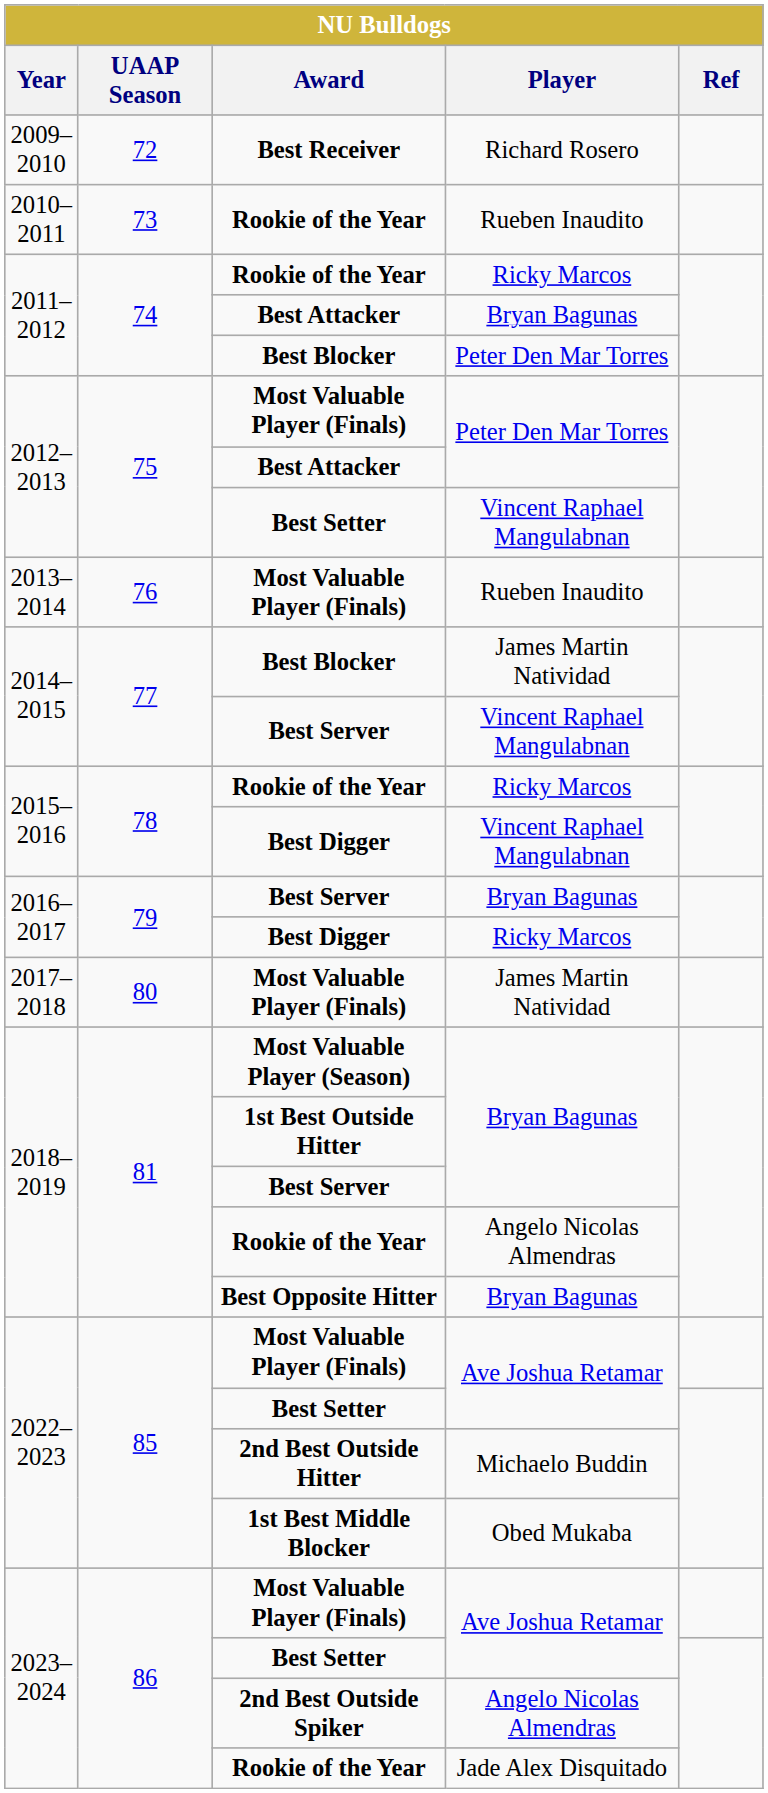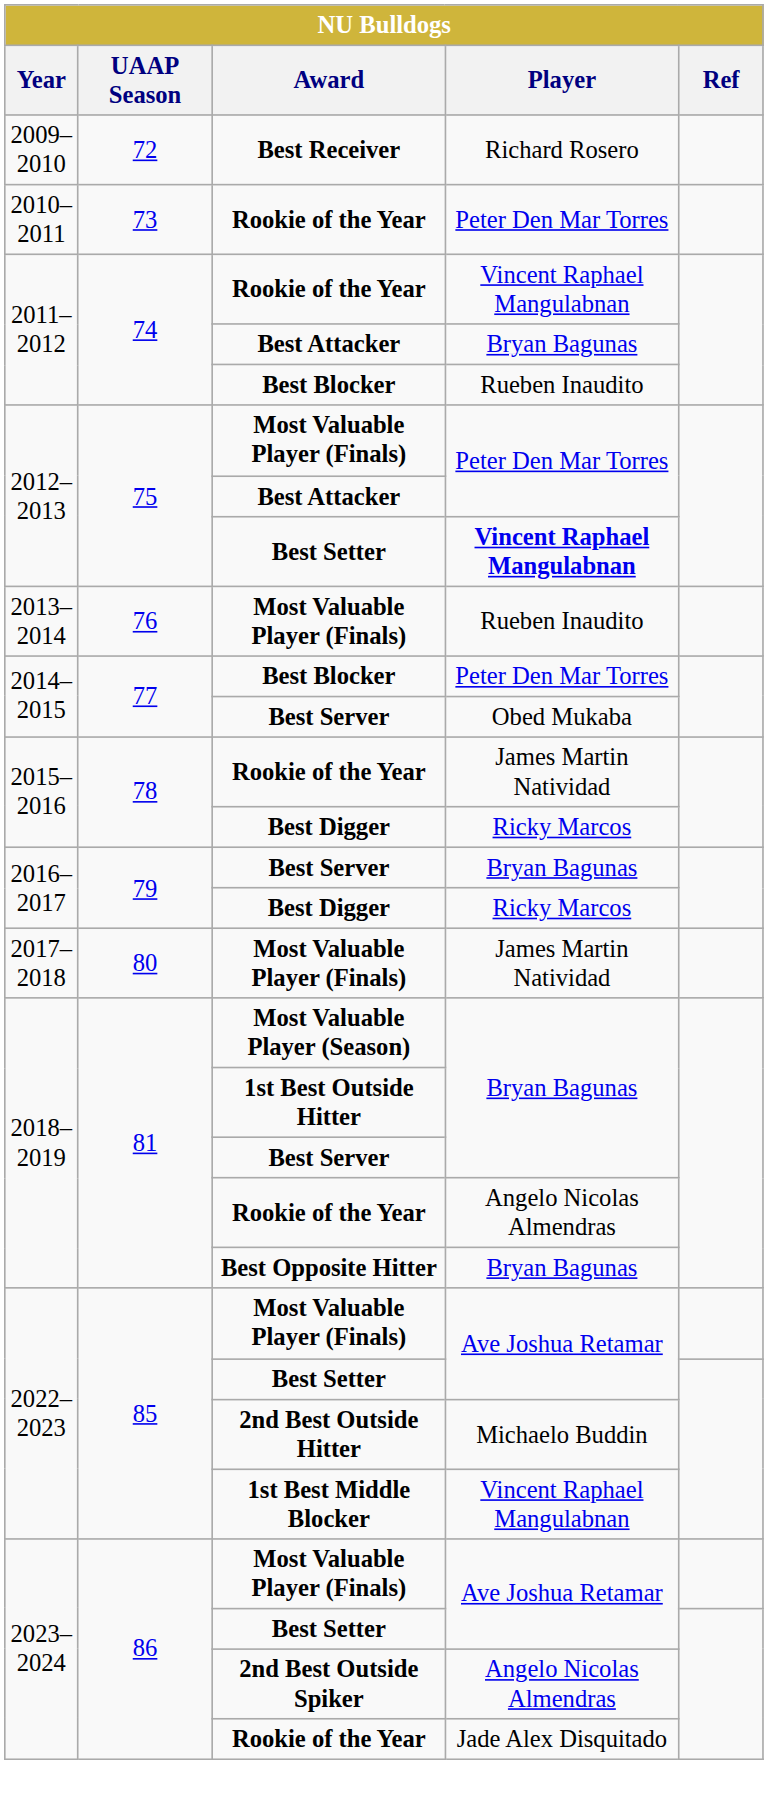(562, 219) Rueben Inaudito -> (562, 219) Peter Den Mar Torres
(562, 274) Ricky Marcos -> (562, 289) Vincent Raphael Mangulabnan
(562, 356) Peter Den Mar Torres -> (562, 385) Rueben Inaudito
(562, 521) normal -> (562, 550) bold
(562, 661) James Martin Natividad -> (562, 675) Peter Den Mar Torres
(562, 730) Vincent Raphael Mangulabnan -> (562, 716) Obed Mukaba
(562, 786) Ricky Marcos -> (562, 771) James Martin Natividad
(562, 841) Vincent Raphael Mangulabnan -> (562, 826) Ricky Marcos
(562, 1532) Obed Mukaba -> (562, 1503) Vincent Raphael Mangulabnan
